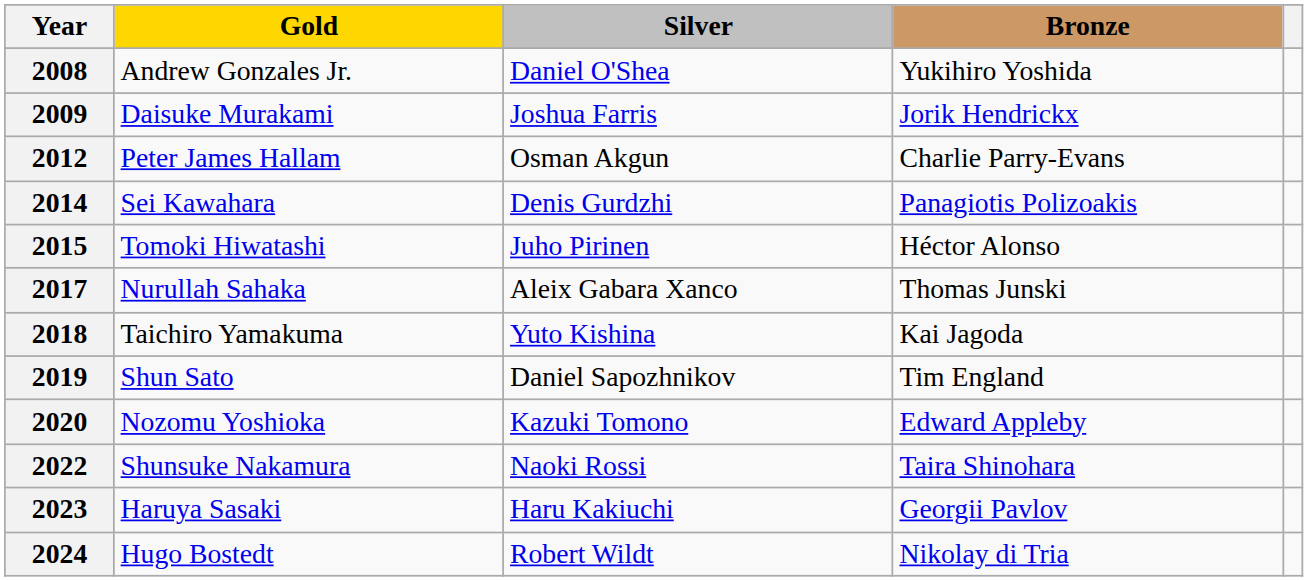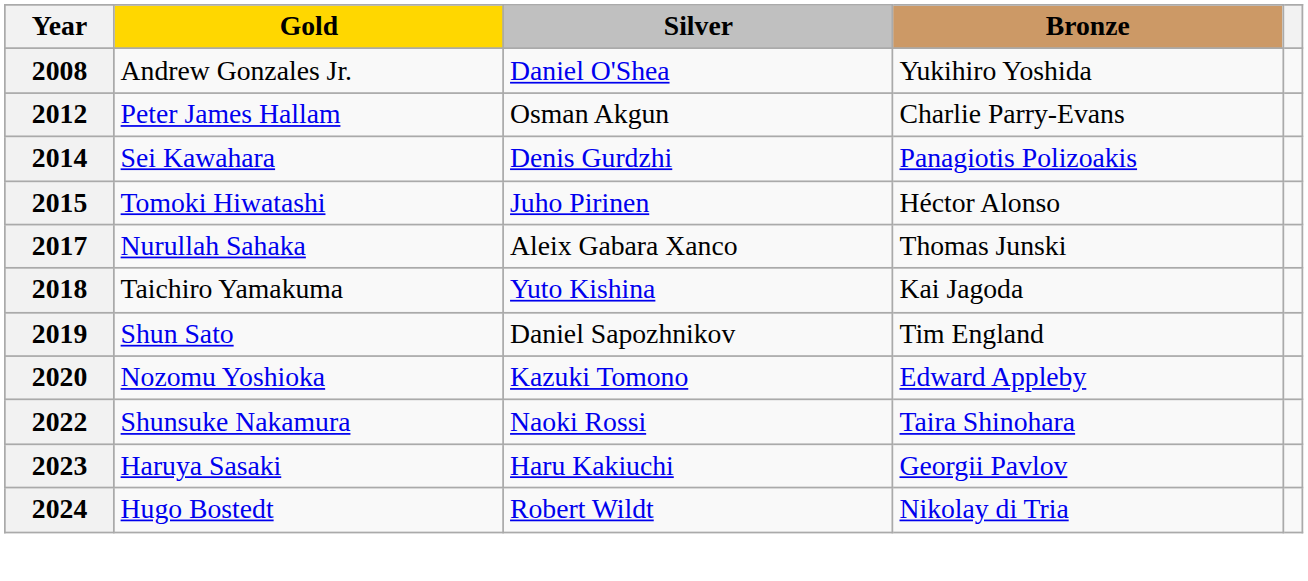- row: (60, 114)
